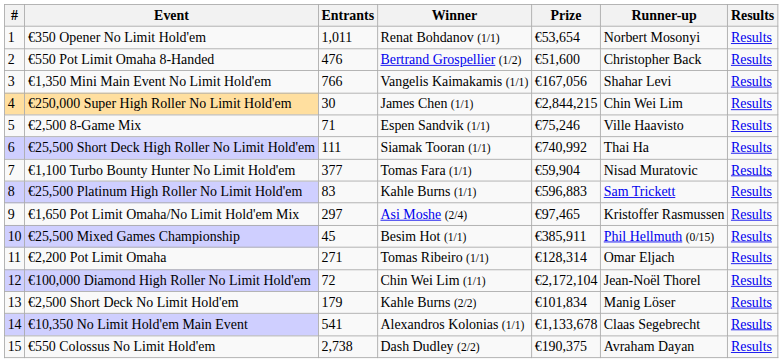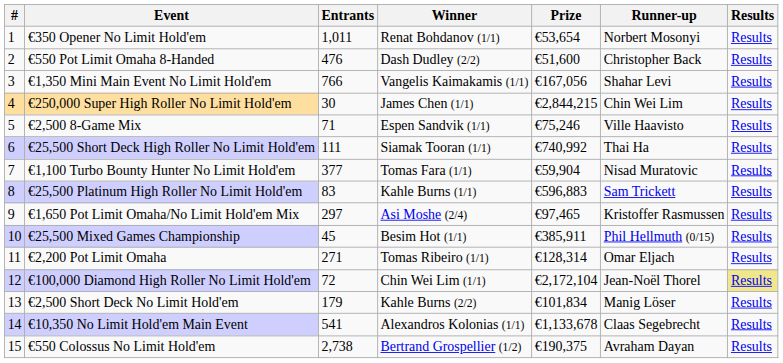(451, 59) Bertrand Grospellier (1/2) -> (430, 59) Dash Dudley (2/2)
(751, 280) no background -> (751, 280) khaki background
(430, 346) Dash Dudley (2/2) -> (451, 346) Bertrand Grospellier (1/2)
